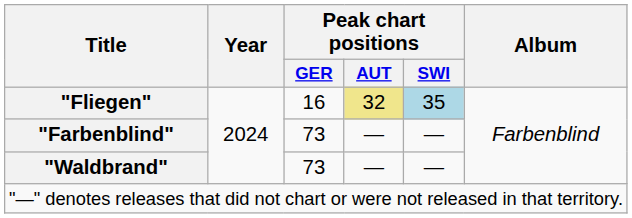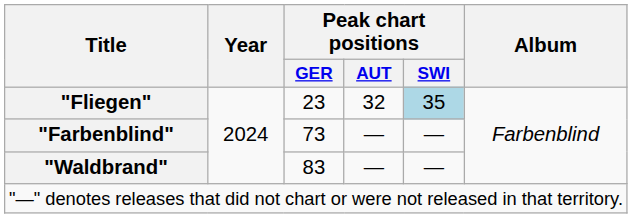(314, 102) 16 -> (314, 102) 23
(374, 102) khaki background -> (374, 102) no background
(314, 167) 73 -> (314, 167) 83
